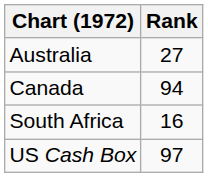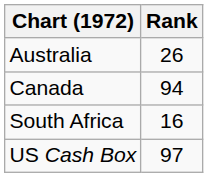(172, 54) 27 -> (172, 54) 26
